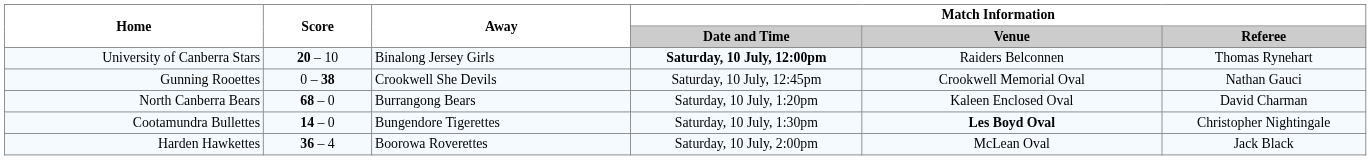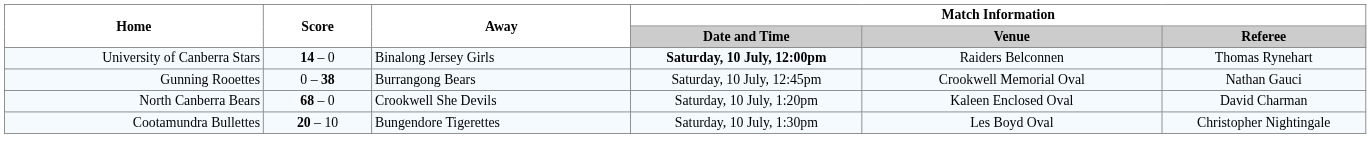(318, 58) 20 – 10 -> (318, 58) 14 – 0
(436, 79) Crookwell She Devils -> (425, 79) Burrangong Bears
(425, 101) Burrangong Bears -> (436, 101) Crookwell She Devils
(318, 122) 14 – 0 -> (318, 122) 20 – 10
(1012, 122) bold -> (1012, 122) normal
- row: (209, 144)
